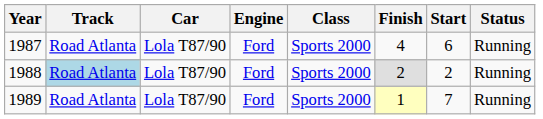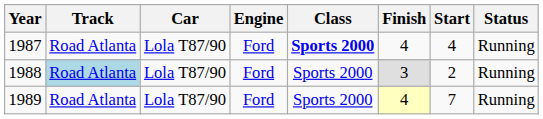(331, 45) normal -> (333, 45) bold
(448, 45) 6 -> (452, 45) 4
(401, 73) 2 -> (404, 73) 3
(401, 100) 1 -> (404, 100) 4
